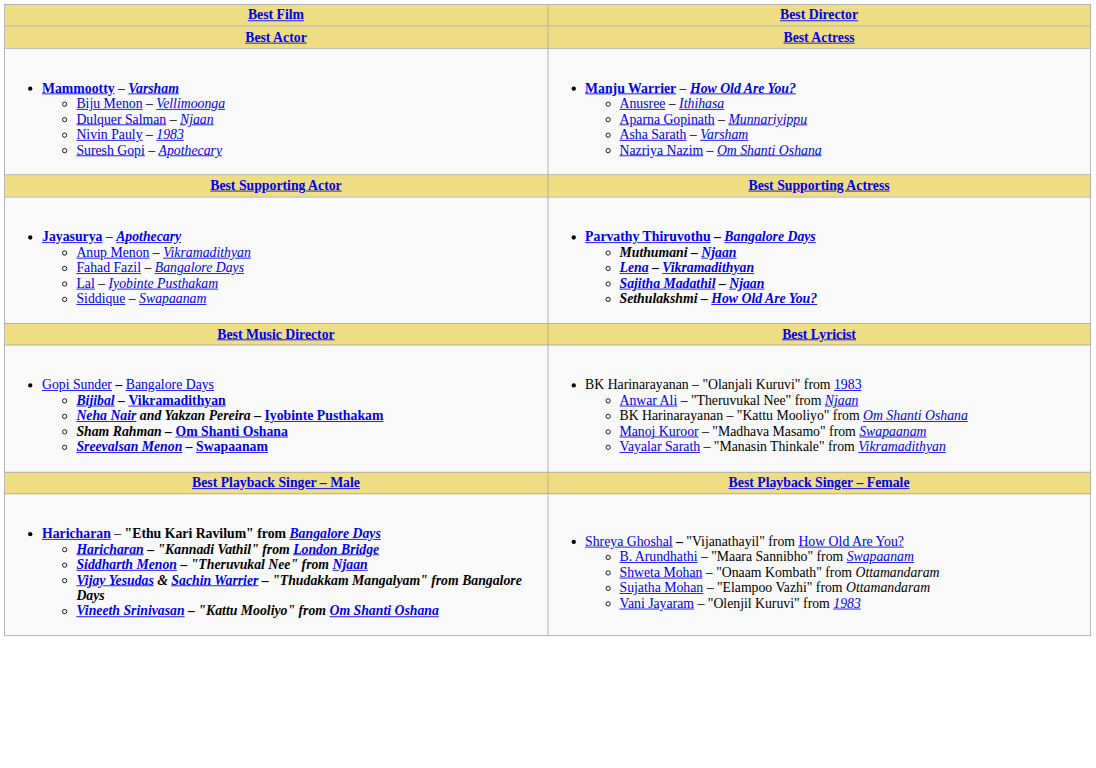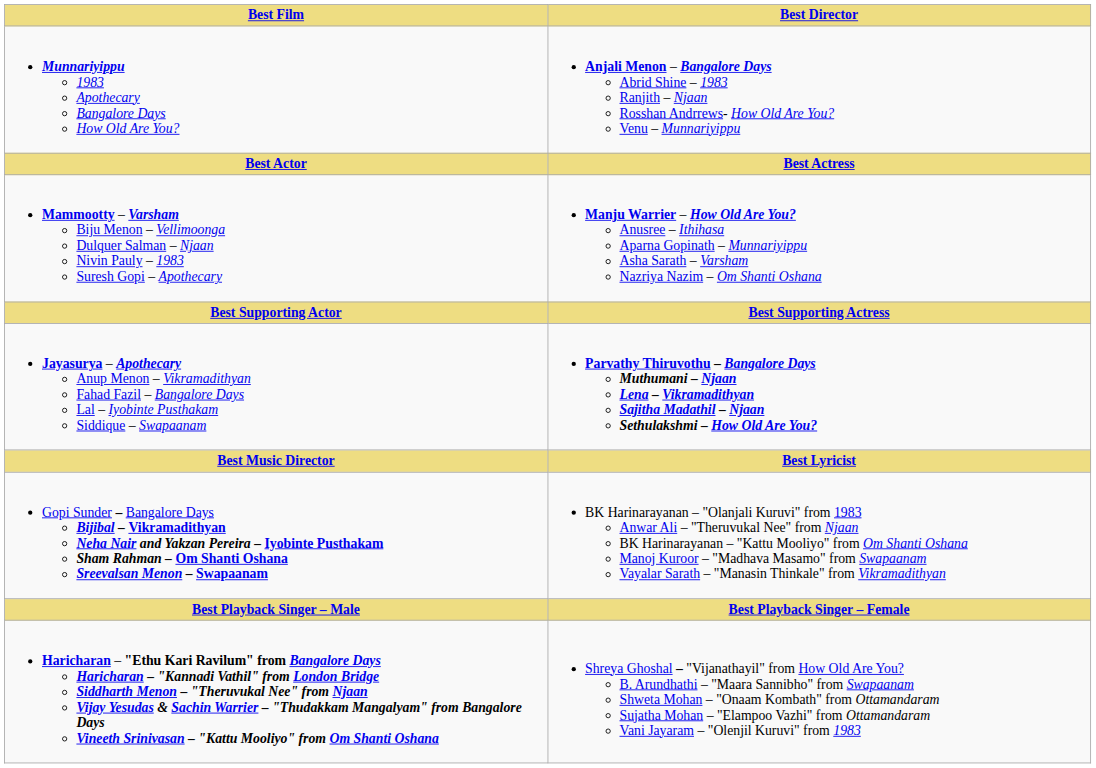+ row: (276, 97)
